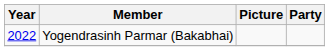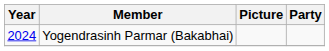(22, 35) 2022 -> (22, 35) 2024
